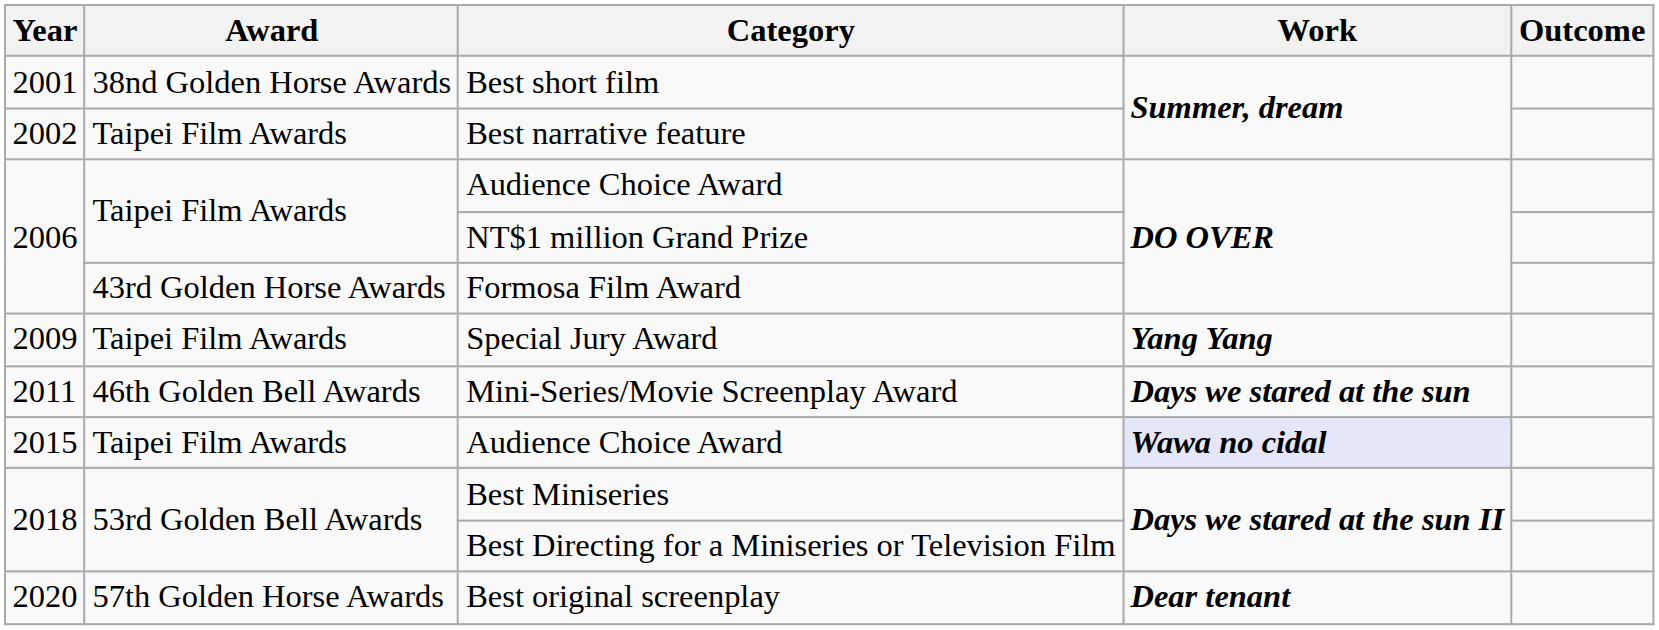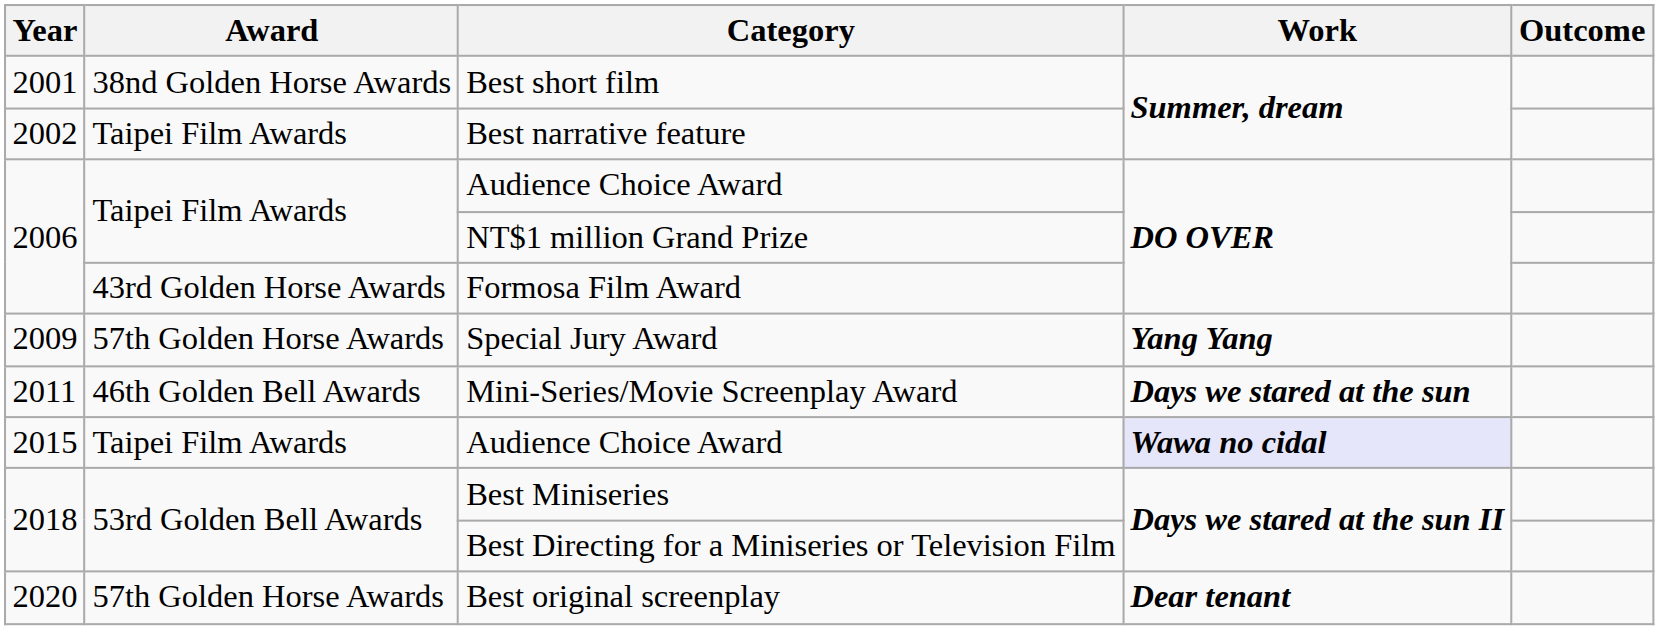(220, 339) Taipei Film Awards -> (268, 339) 57th Golden Horse Awards
